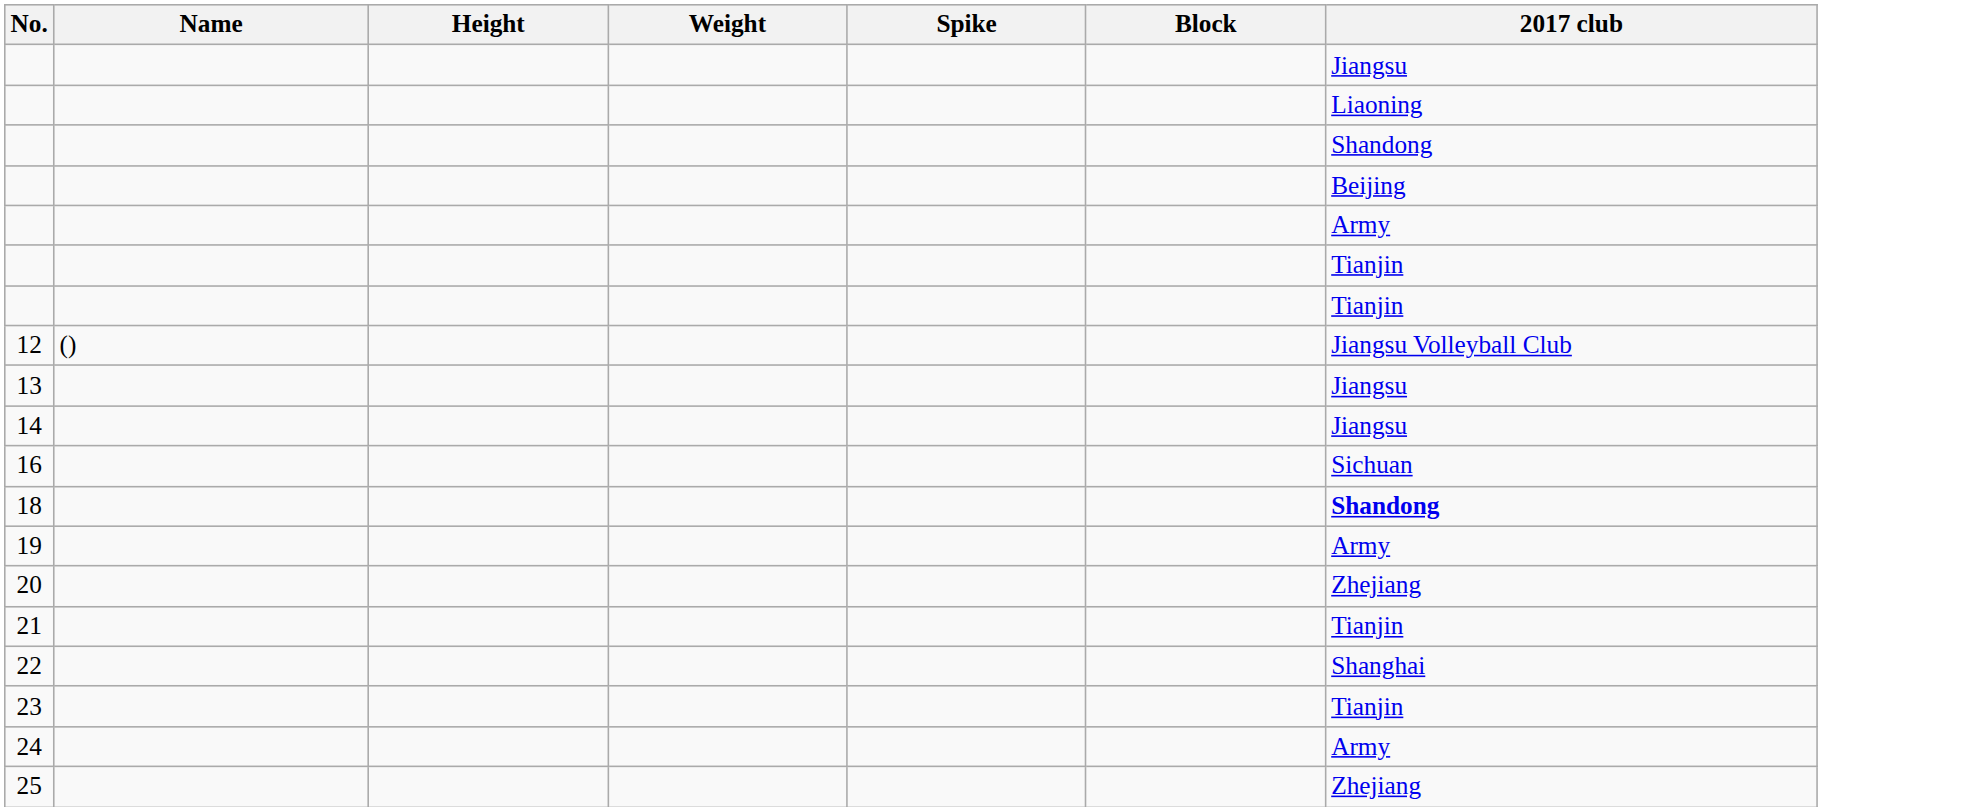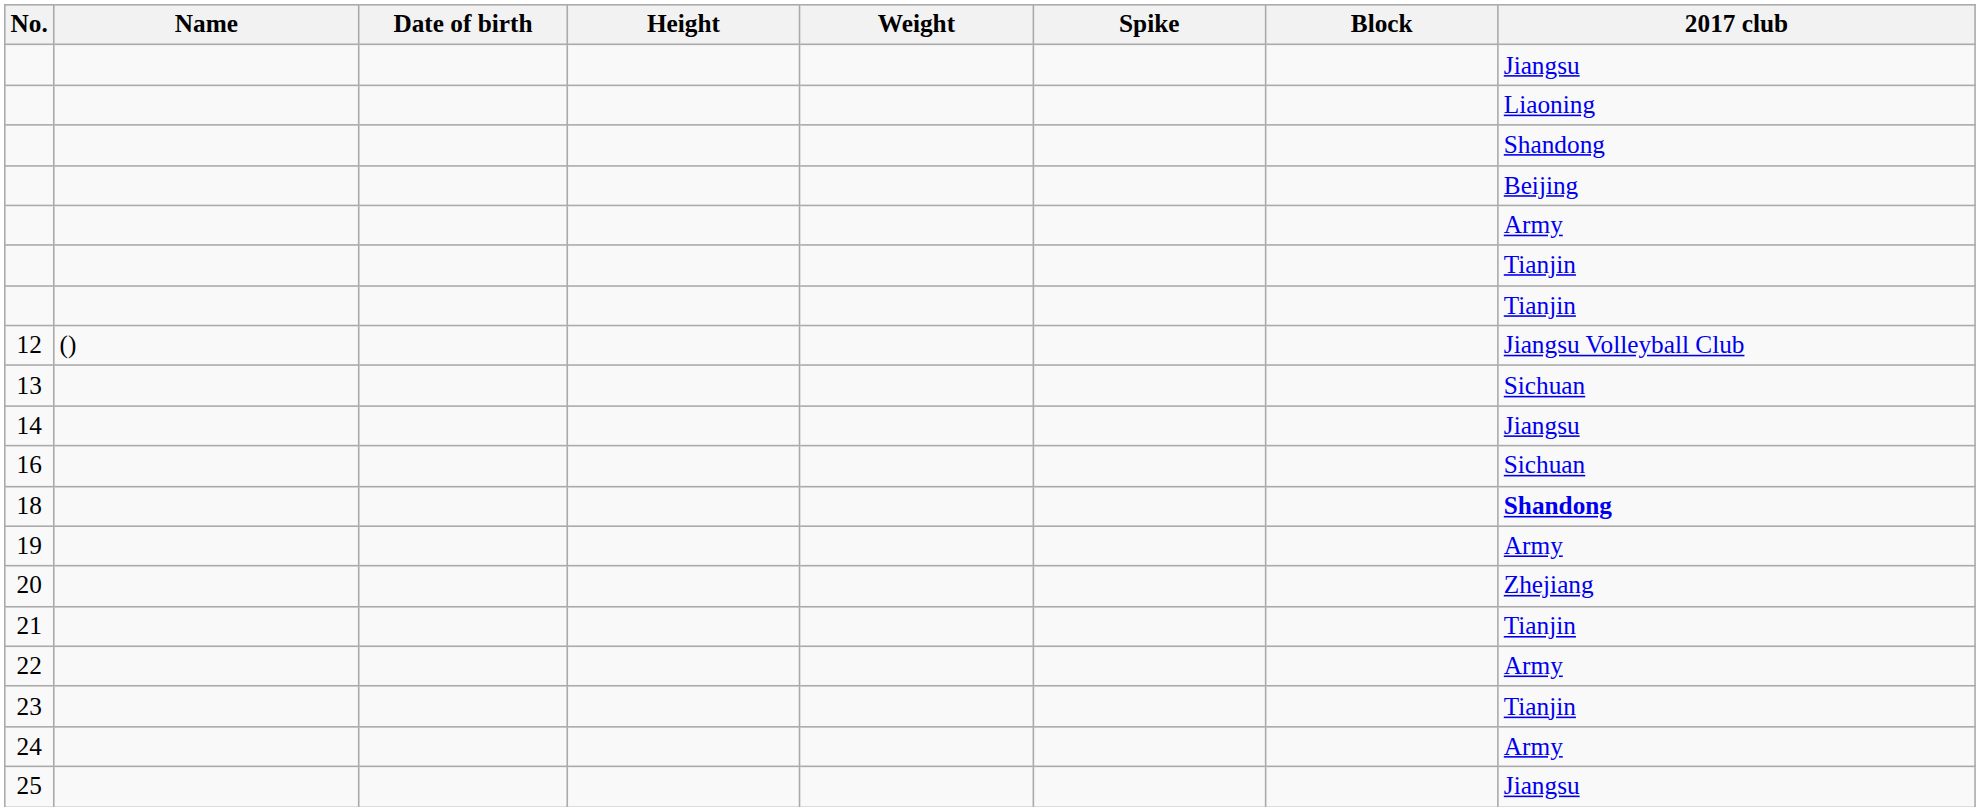+ column: (463, 24)
(1369, 385) Jiangsu -> (1545, 385) Sichuan
(1378, 666) Shanghai -> (1533, 666) Army
(1376, 786) Zhejiang -> (1542, 786) Jiangsu
